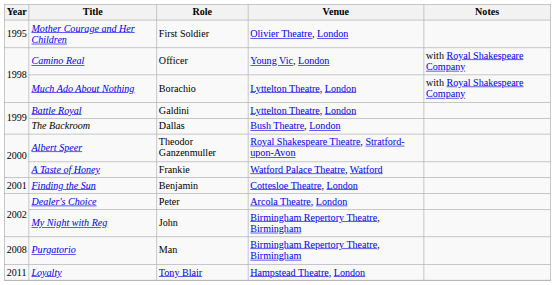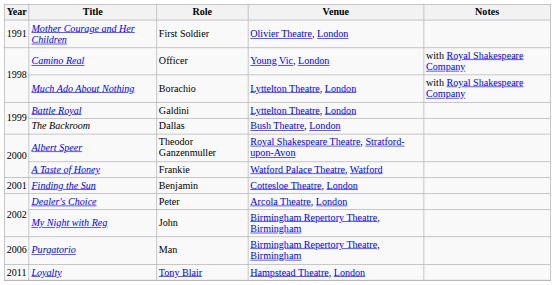(17, 34) 1995 -> (17, 34) 1991
(17, 250) 2008 -> (17, 250) 2006
